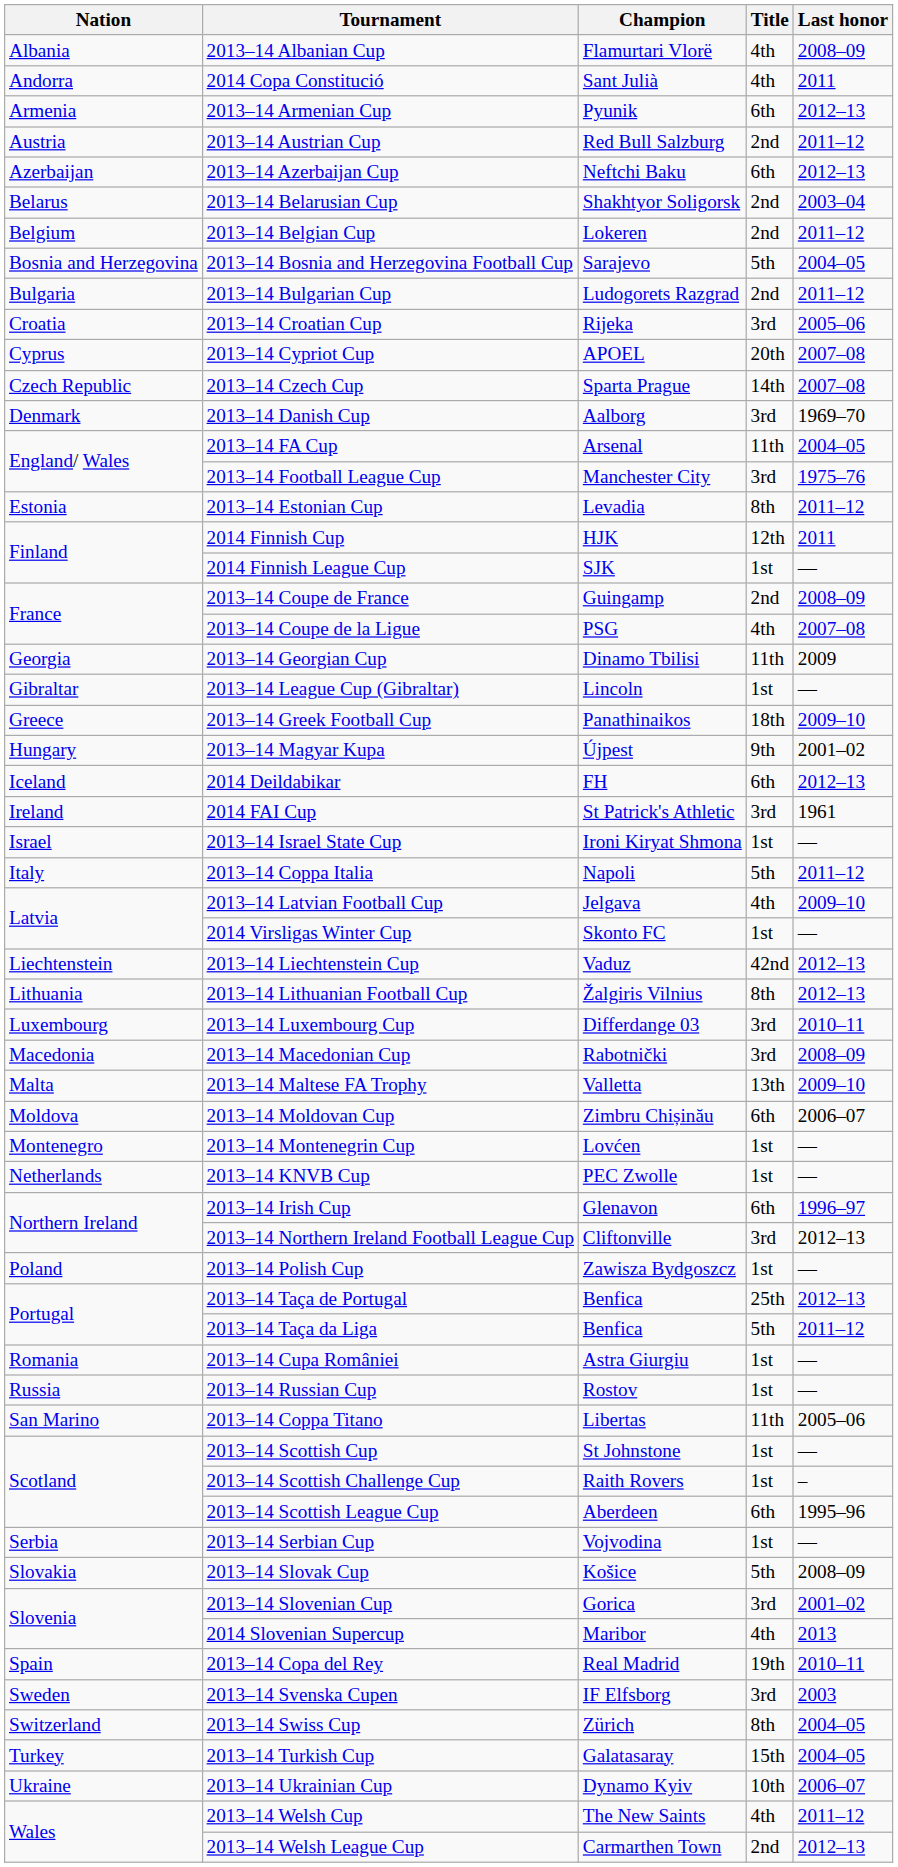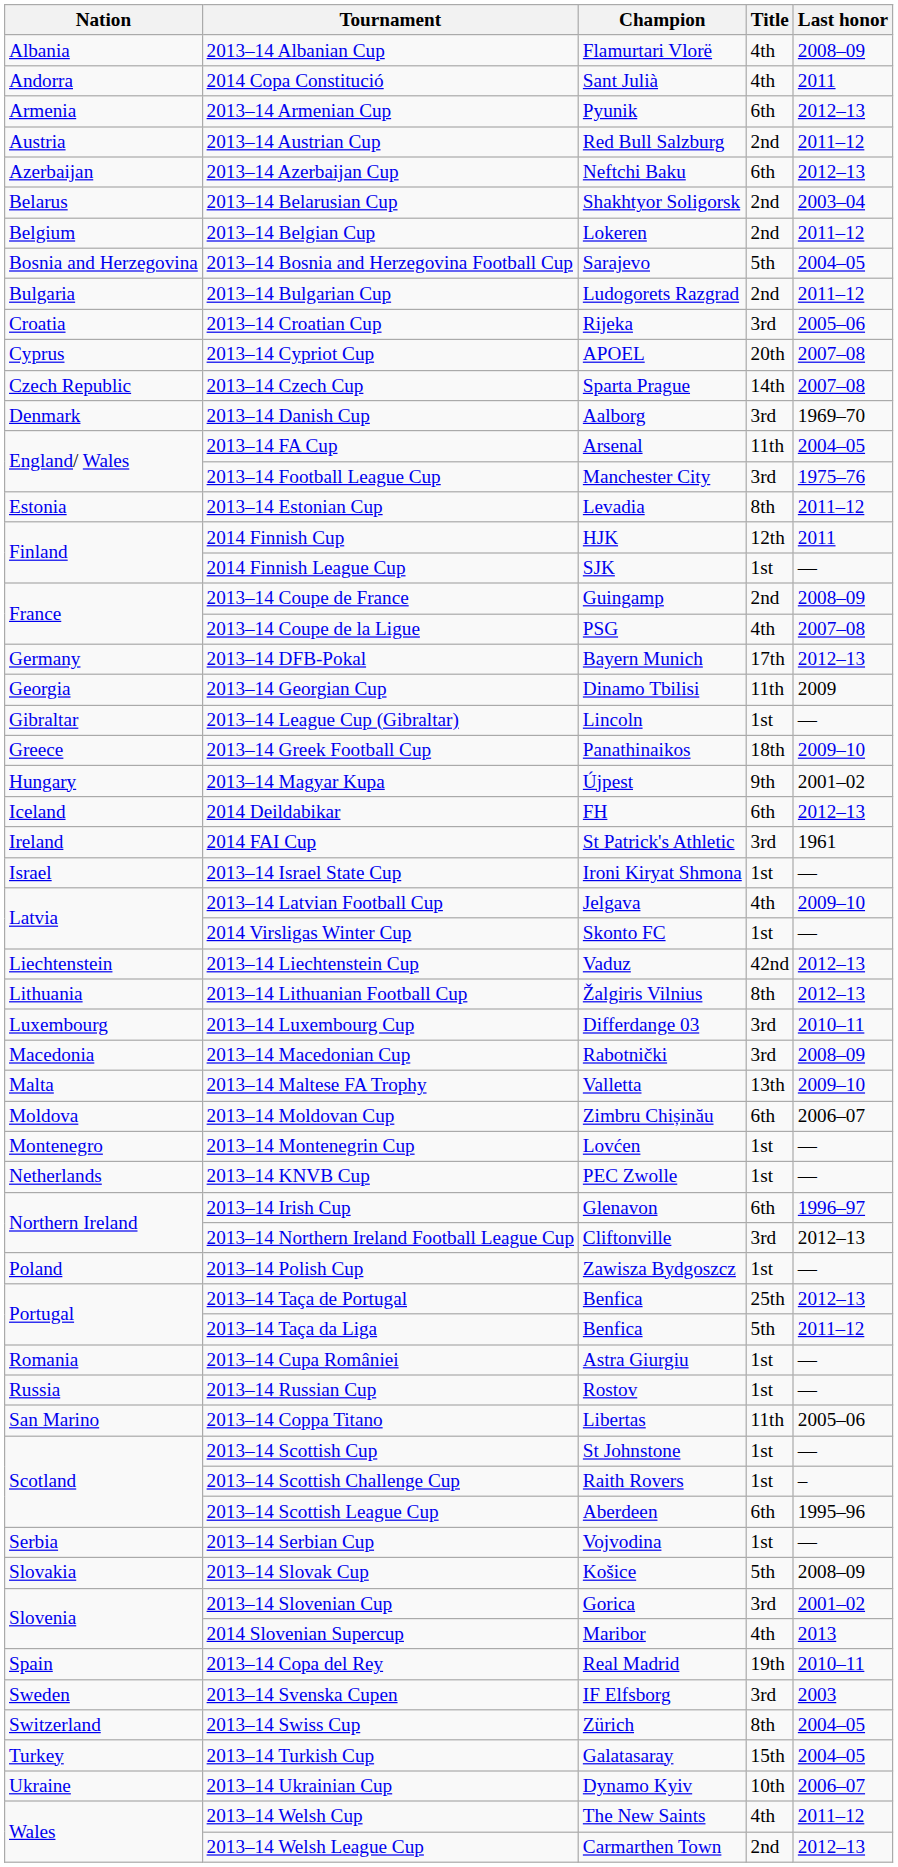+ row: (286, 659)
- row: (290, 872)
